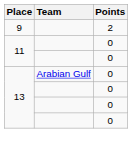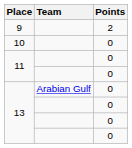+ row: (19, 43)
